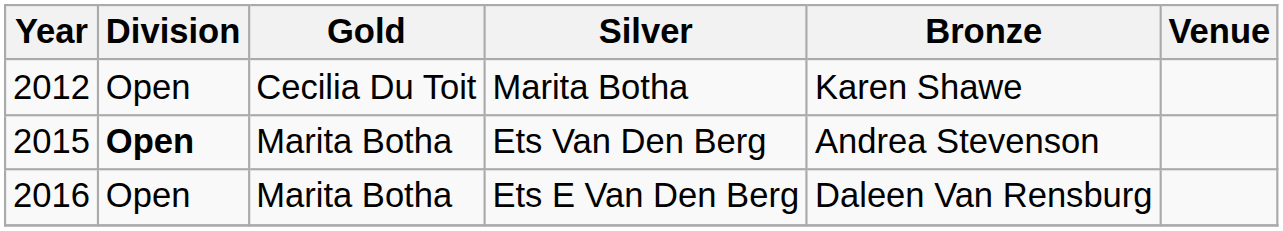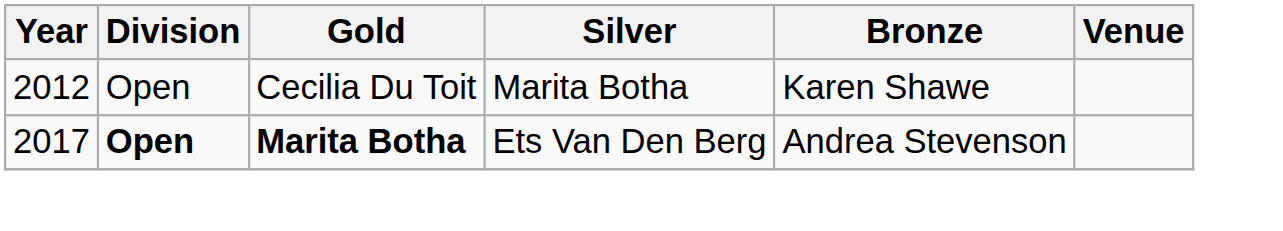(51, 141) 2015 -> (51, 141) 2017
(354, 141) normal -> (361, 141) bold
- row: (646, 196)
